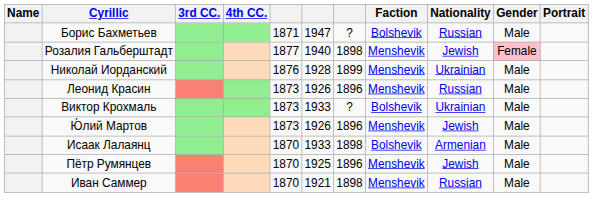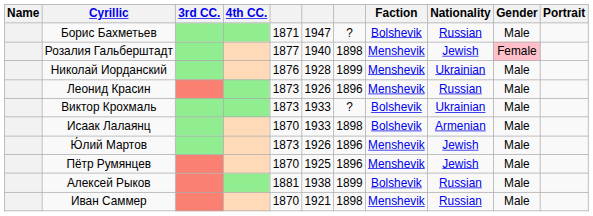rows swapped: (109, 145) <-> (109, 126)
+ row: (109, 182)
